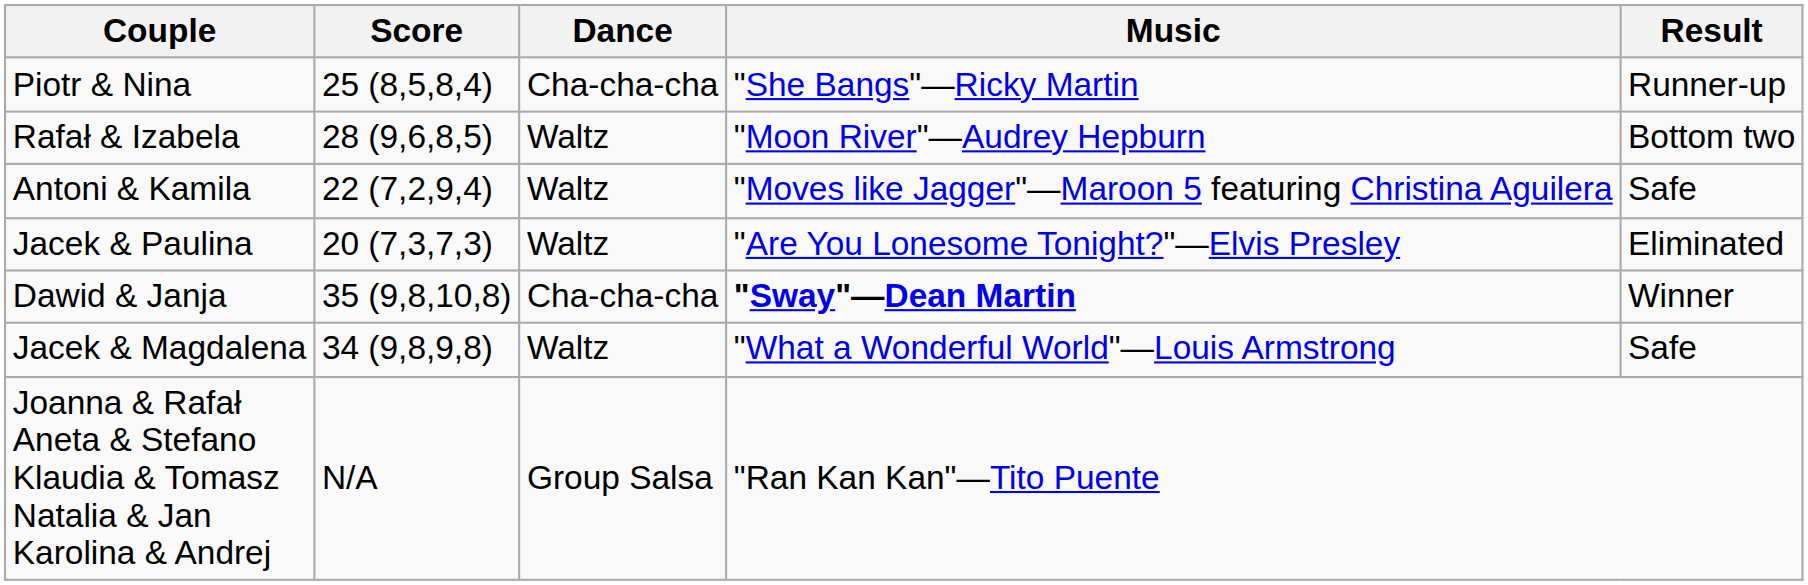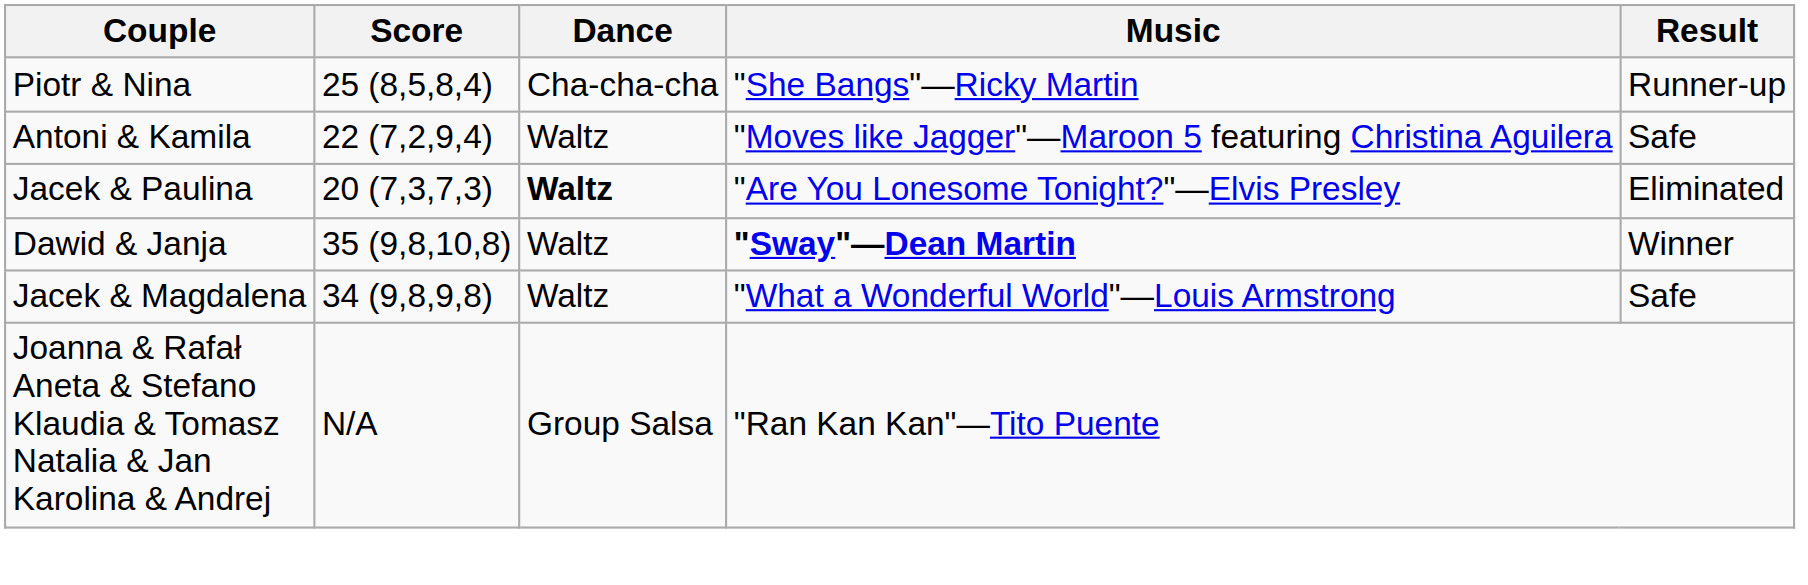- row: (126, 137)
(568, 243) normal -> (570, 190) bold
(623, 296) Cha-cha-cha -> (568, 243) Waltz
